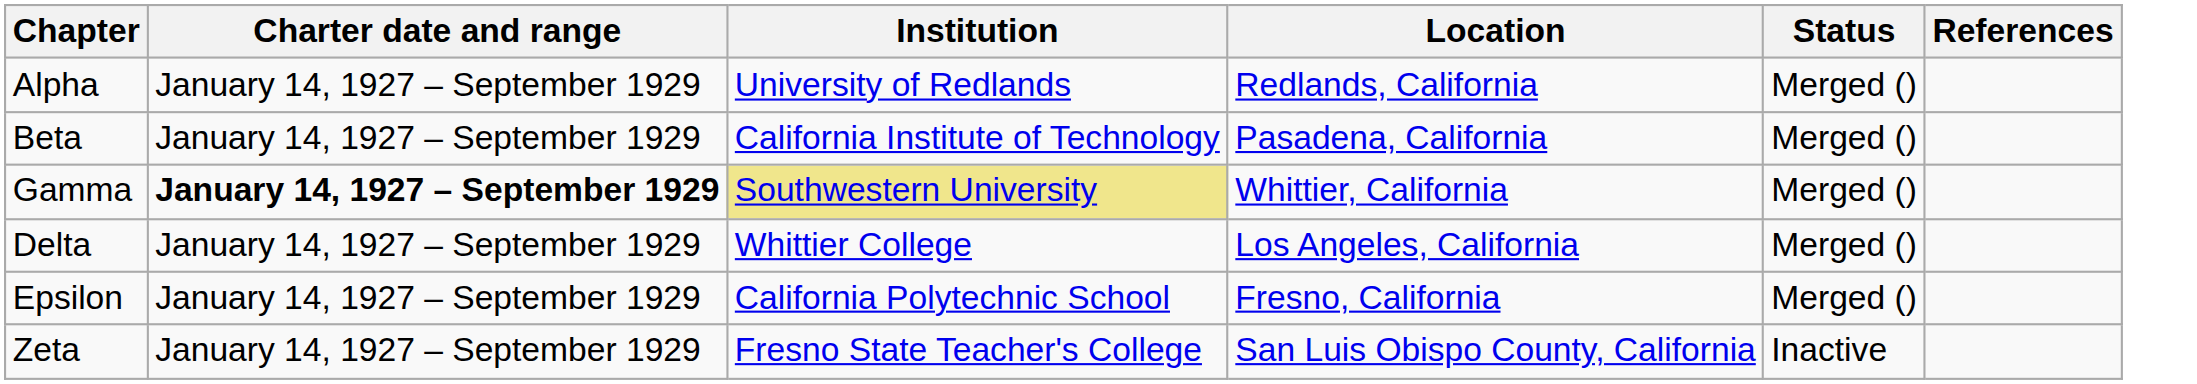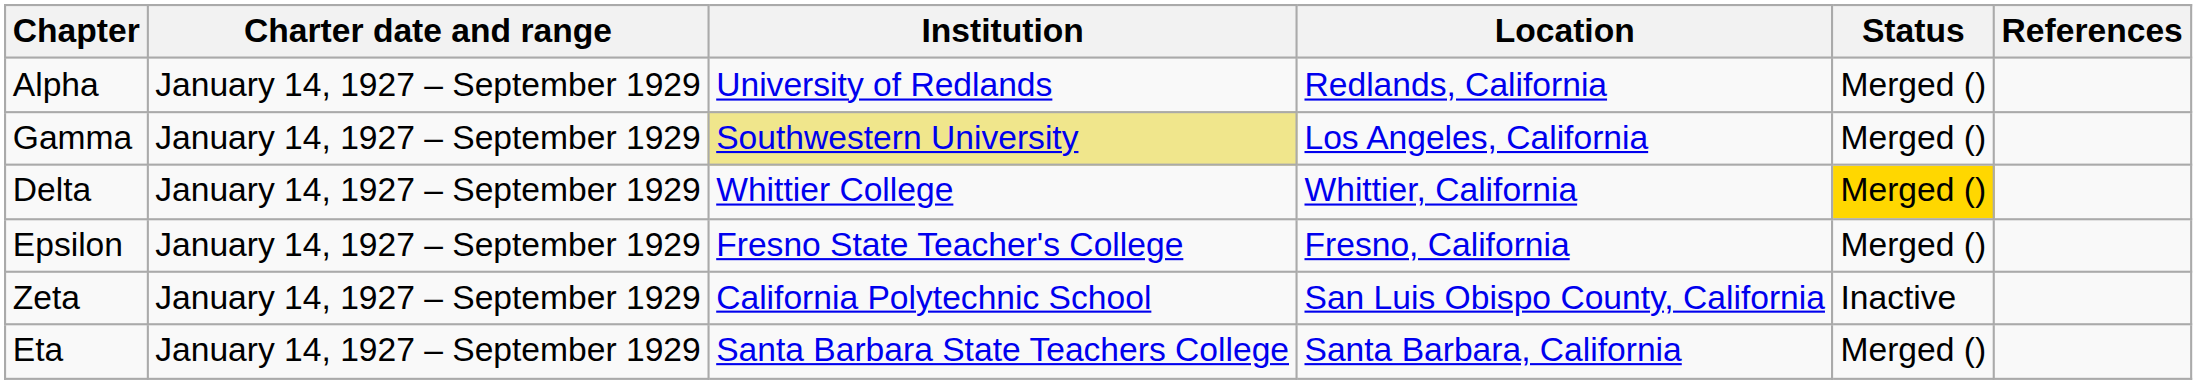- row: (47, 137)
(437, 191) bold -> (428, 137) normal
(1372, 191) Whittier, California -> (1476, 137) Los Angeles, California
(1407, 244) Los Angeles, California -> (1441, 191) Whittier, California
(1844, 244) no background -> (1913, 191) gold background
(952, 297) California Polytechnic School -> (950, 244) Fresno State Teacher's College
(968, 350) Fresno State Teacher's College -> (934, 297) California Polytechnic School
+ row: (38, 350)
